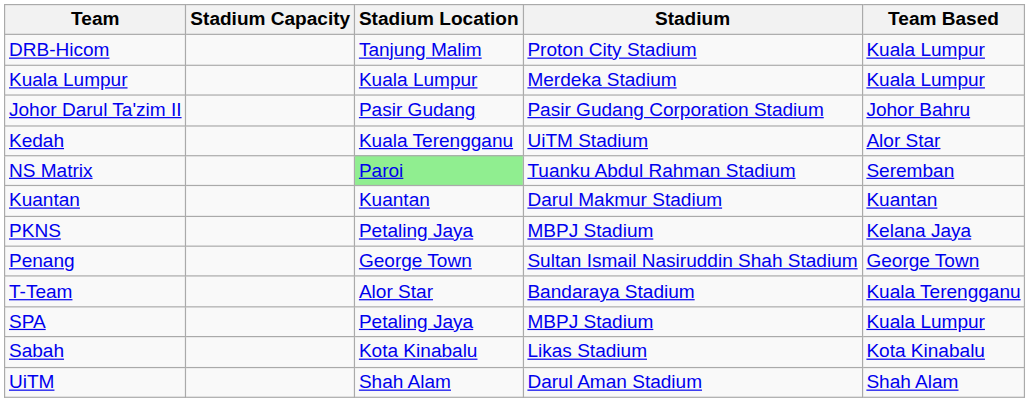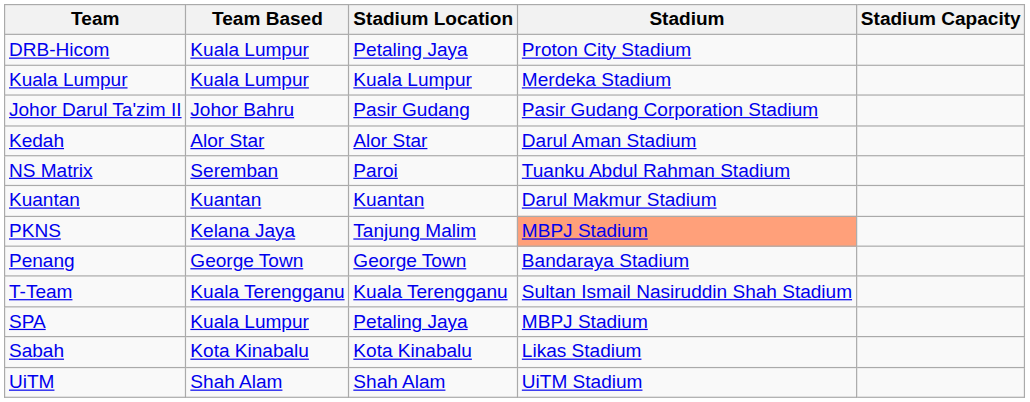columns swapped: (943, 19) <-> (270, 19)
(420, 49) Tanjung Malim -> (410, 49) Petaling Jaya
(436, 140) Kuala Terengganu -> (390, 140) Alor Star
(588, 140) UiTM Stadium -> (609, 140) Darul Aman Stadium
(381, 170) lightgreen background -> (376, 170) no background
(416, 230) Petaling Jaya -> (415, 230) Tanjung Malim
(590, 230) no background -> (585, 230) lightsalmon background
(693, 261) Sultan Ismail Nasiruddin Shah Stadium -> (605, 261) Bandaraya Stadium
(396, 291) Alor Star -> (430, 291) Kuala Terengganu
(611, 291) Bandaraya Stadium -> (687, 291) Sultan Ismail Nasiruddin Shah Stadium
(615, 381) Darul Aman Stadium -> (582, 381) UiTM Stadium
